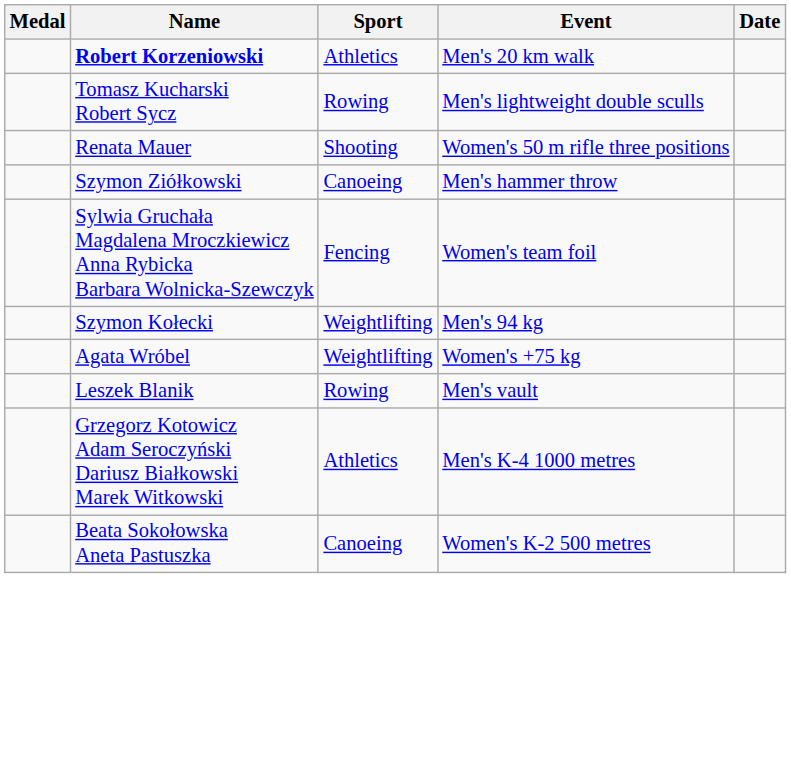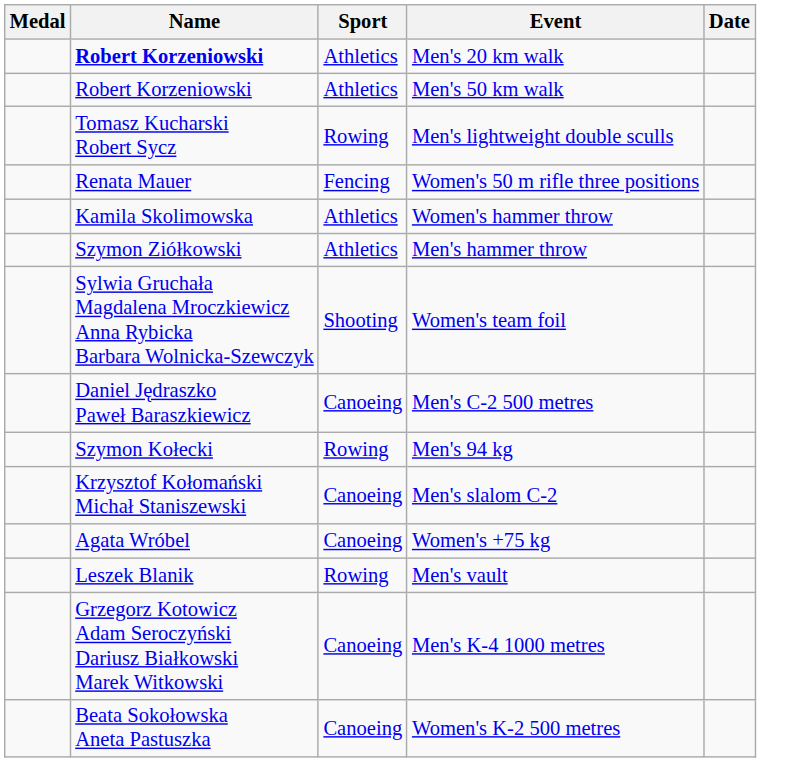+ row: (488, 89)
(361, 148) Shooting -> (357, 182) Fencing
+ row: (512, 215)
(363, 182) Canoeing -> (361, 249) Athletics
(357, 252) Fencing -> (361, 320) Shooting
+ row: (503, 402)
(378, 322) Weightlifting -> (356, 449) Rowing
+ row: (485, 495)
(378, 356) Weightlifting -> (363, 541) Canoeing
(361, 461) Athletics -> (363, 645) Canoeing
